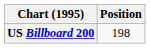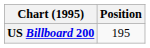(121, 33) 198 -> (121, 33) 195
